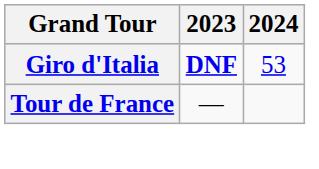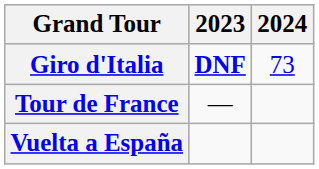(273, 63) 53 -> (282, 63) 73
+ row: (97, 143)
